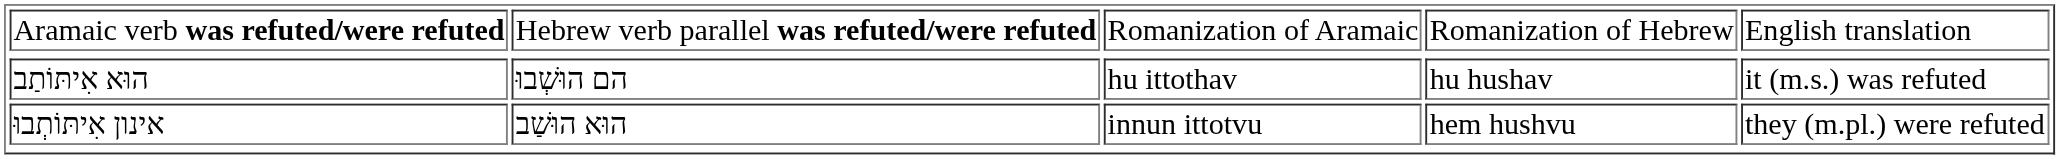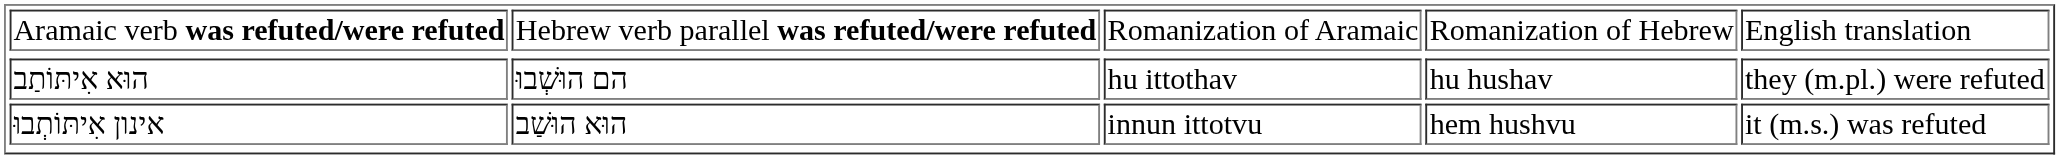(1866, 78) it (m.s.) was refuted -> (1895, 78) they (m.pl.) were refuted
(1895, 123) they (m.pl.) were refuted -> (1866, 123) it (m.s.) was refuted
